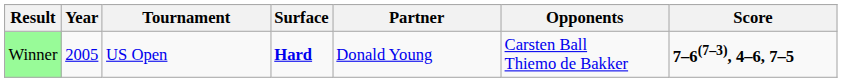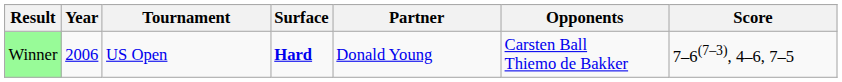(82, 54) 2005 -> (82, 54) 2006
(733, 54) bold -> (733, 54) normal
